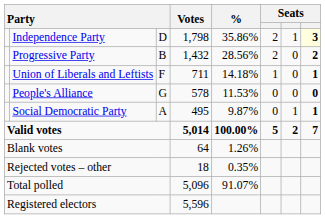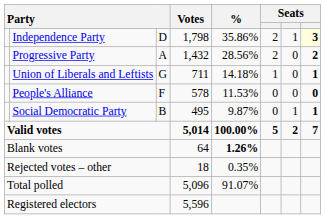(162, 56) B -> (163, 56) A
(162, 74) F -> (163, 74) G
(163, 93) G -> (162, 93) F
(163, 111) A -> (162, 111) B
(243, 148) normal -> (242, 148) bold
